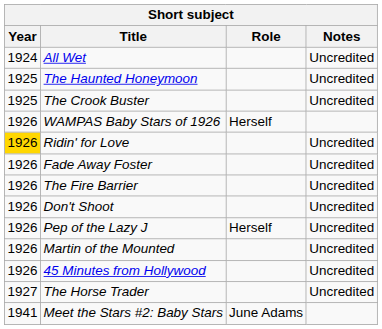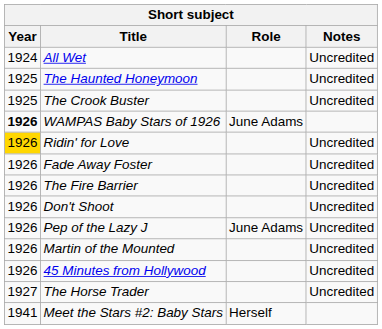(22, 121) normal -> (22, 121) bold
(250, 121) Herself -> (266, 121) June Adams
(250, 228) Herself -> (266, 228) June Adams
(266, 313) June Adams -> (250, 313) Herself
